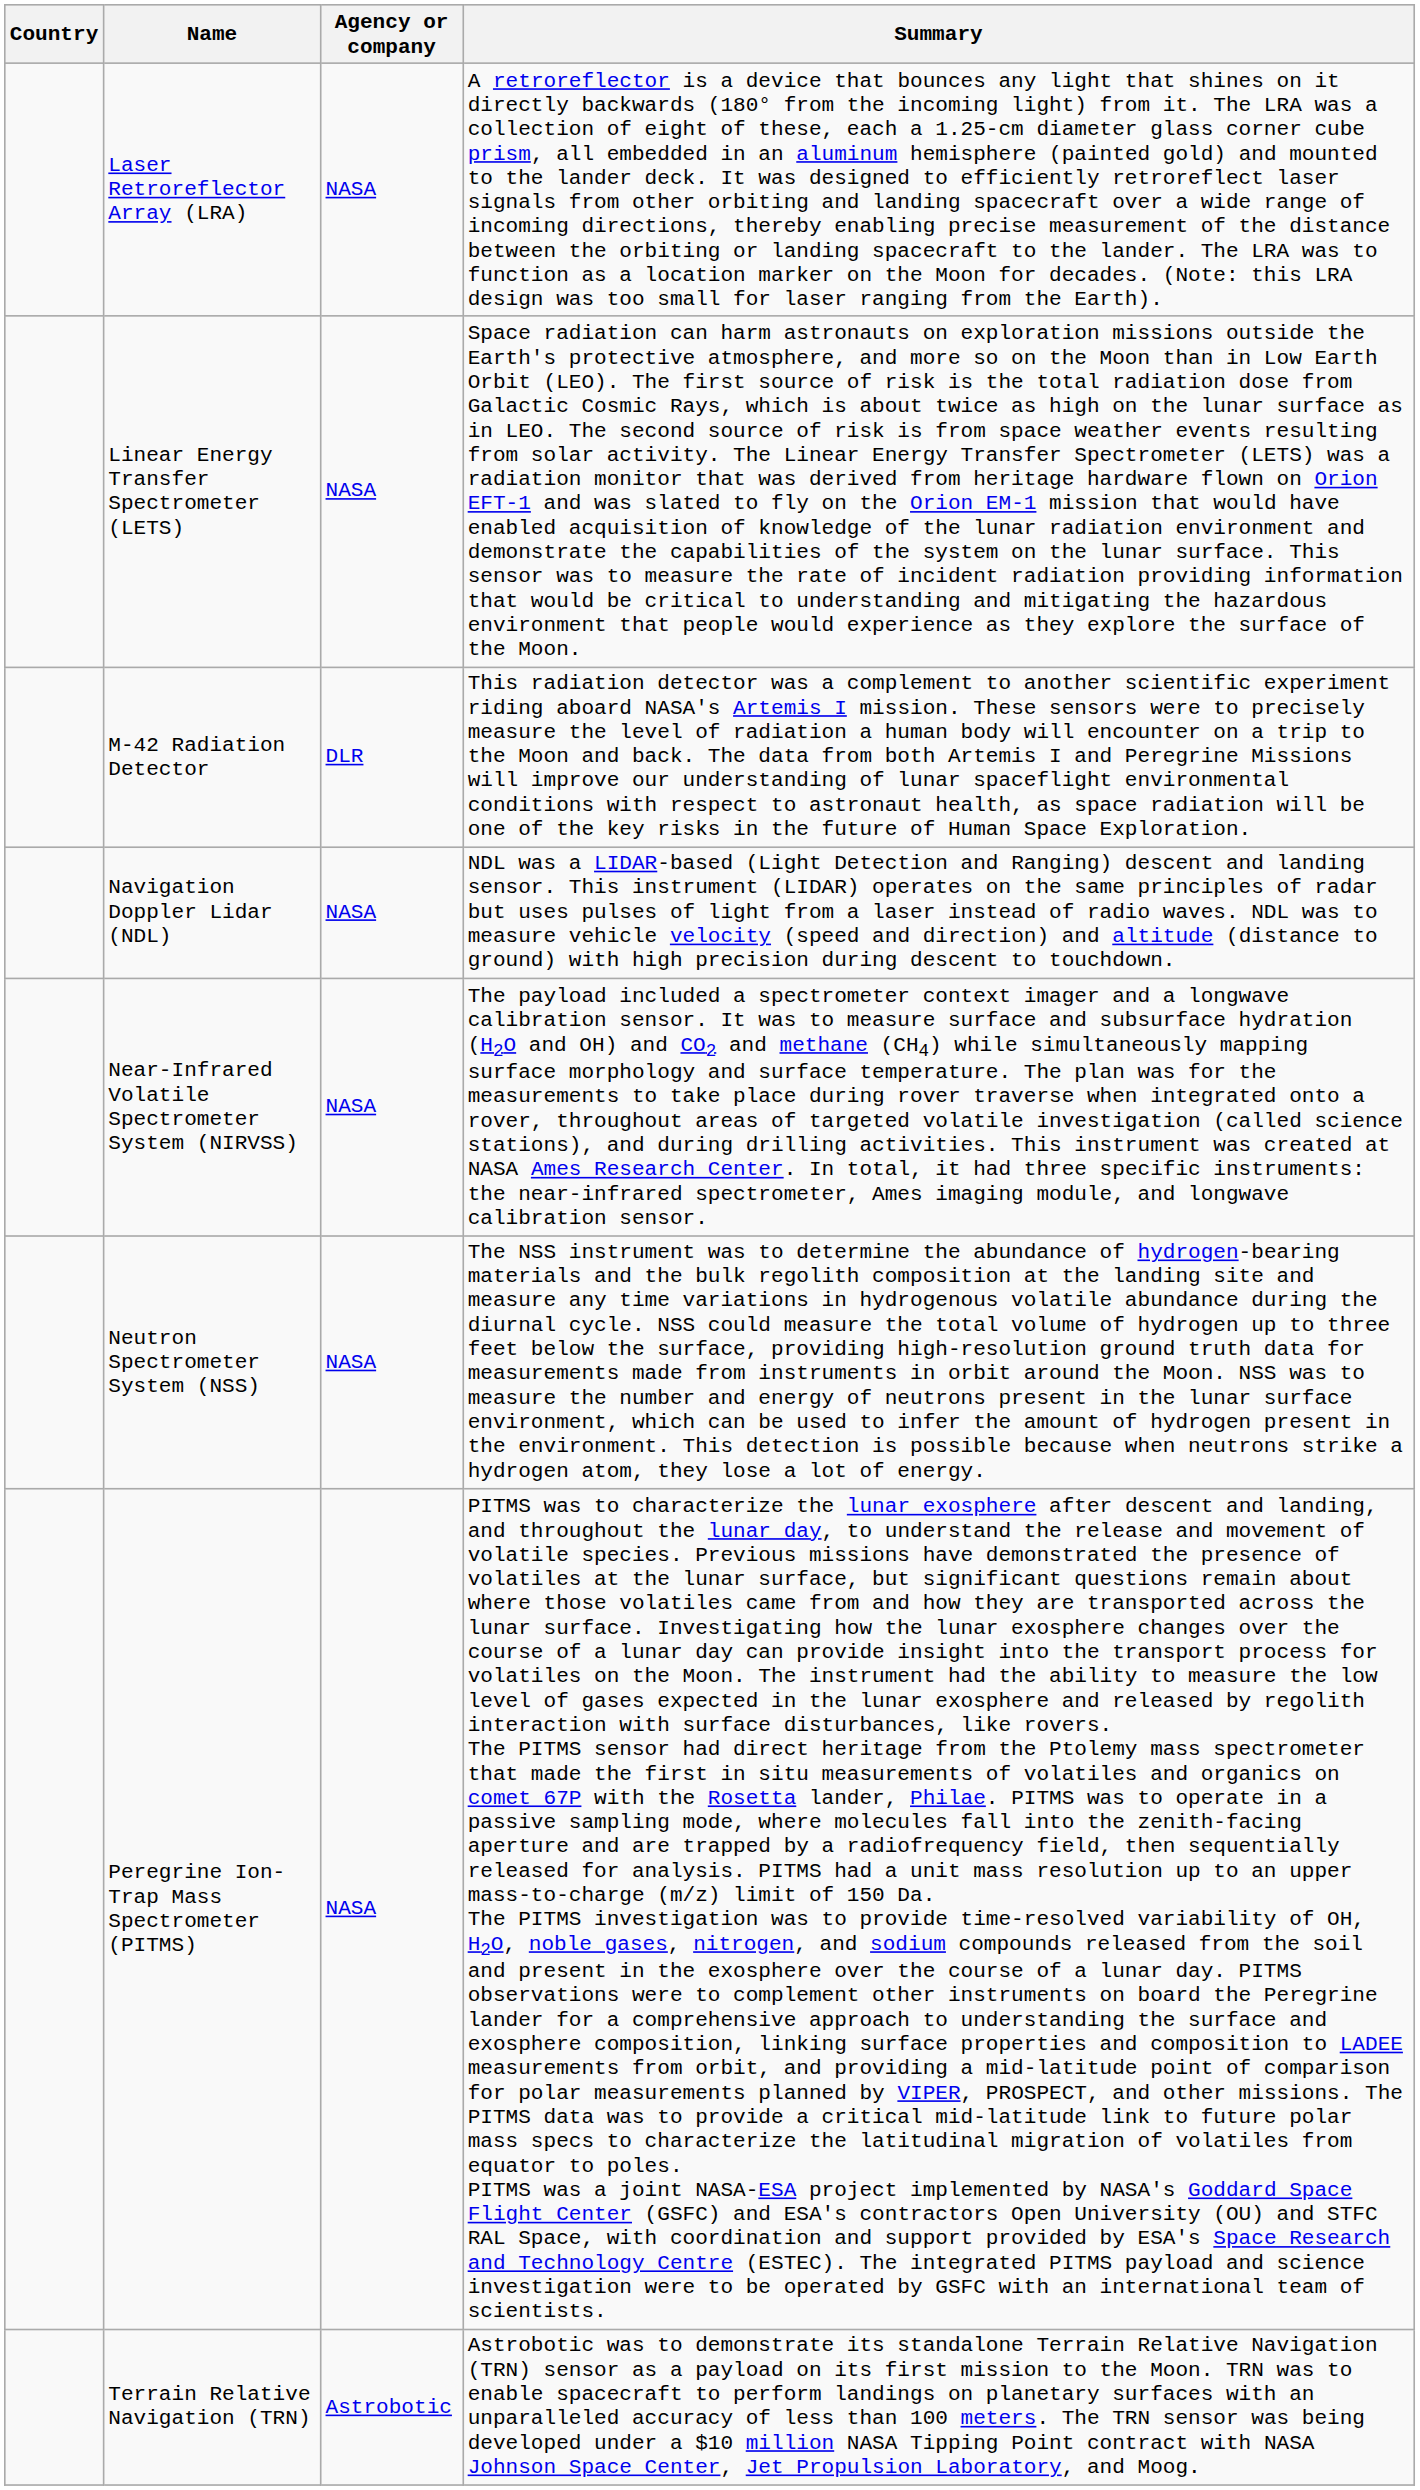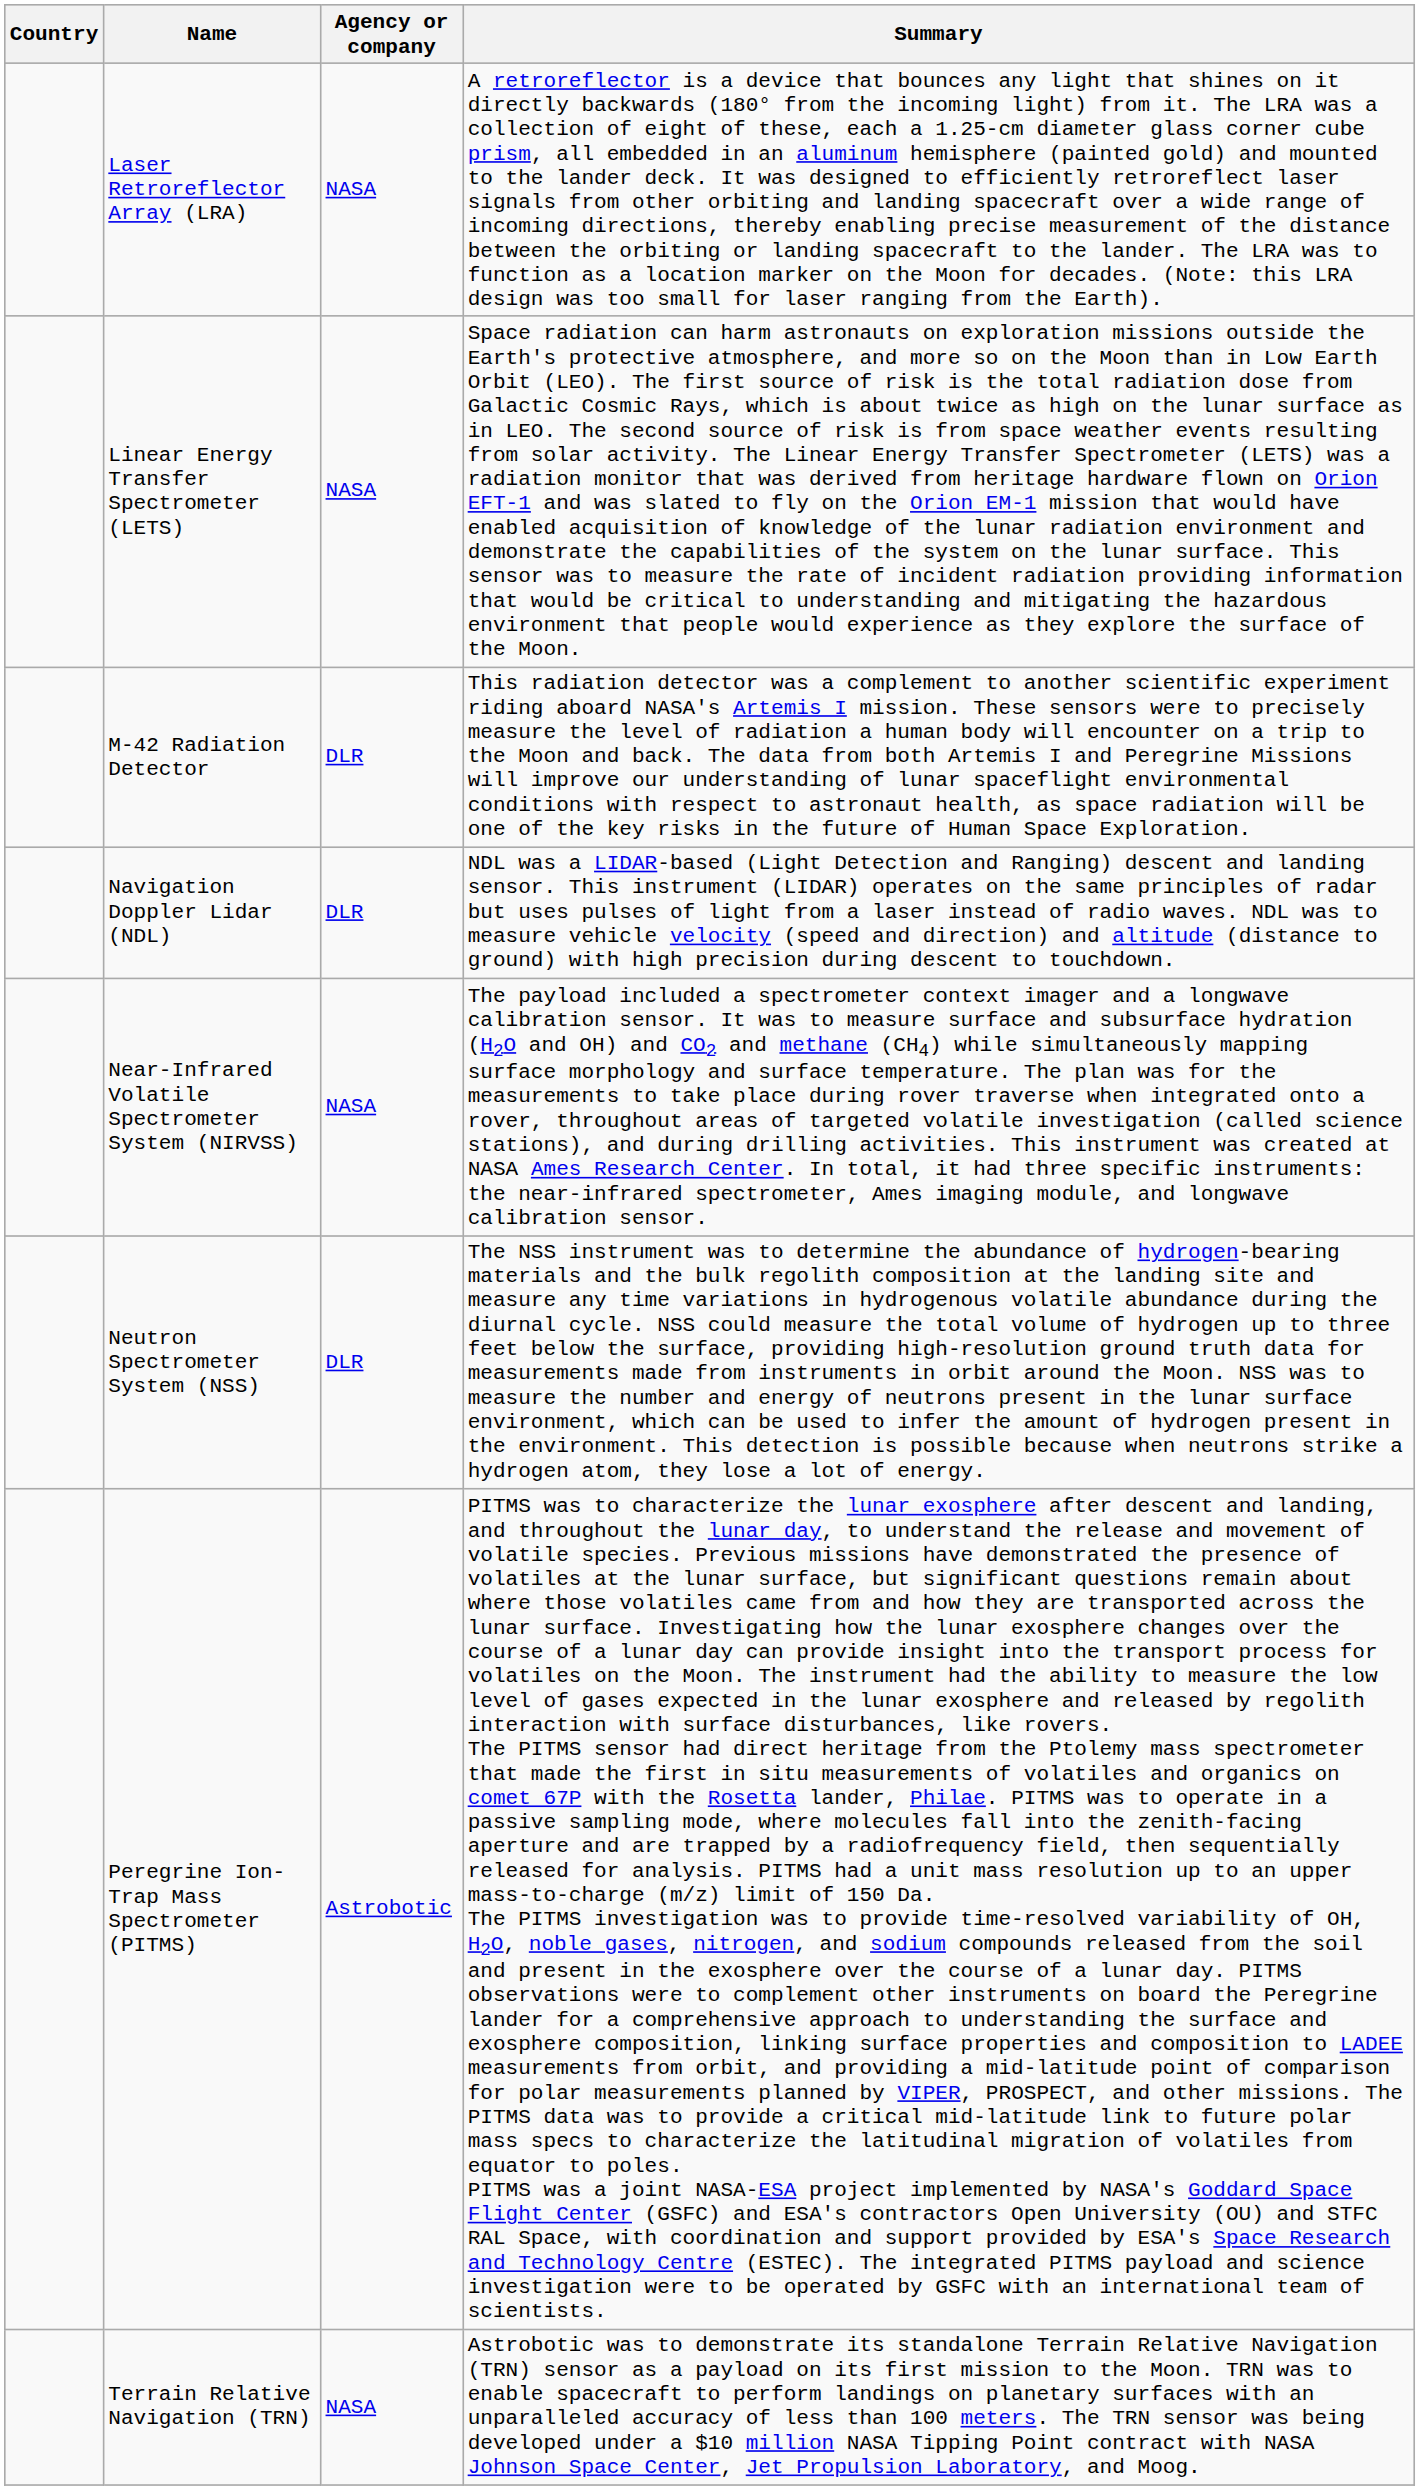(351, 913) NASA -> (345, 913) DLR
(351, 1362) NASA -> (345, 1362) DLR
(351, 1909) NASA -> (389, 1909) Astrobotic
(389, 2407) Astrobotic -> (351, 2407) NASA
